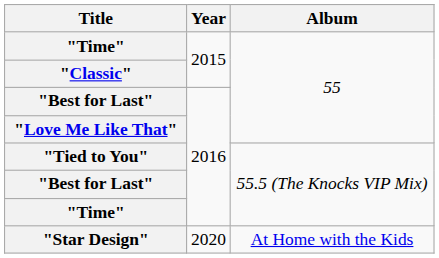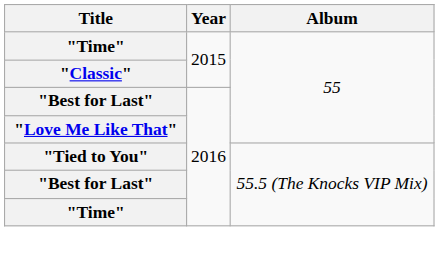- row: (96, 239)
